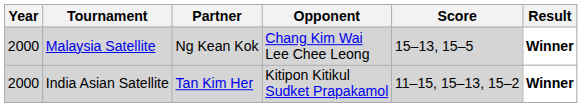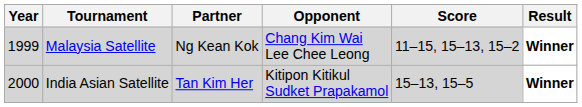(23, 46) 2000 -> (23, 46) 1999
(434, 46) 15–13, 15–5 -> (457, 46) 11–15, 15–13, 15–2
(457, 84) 11–15, 15–13, 15–2 -> (434, 84) 15–13, 15–5
